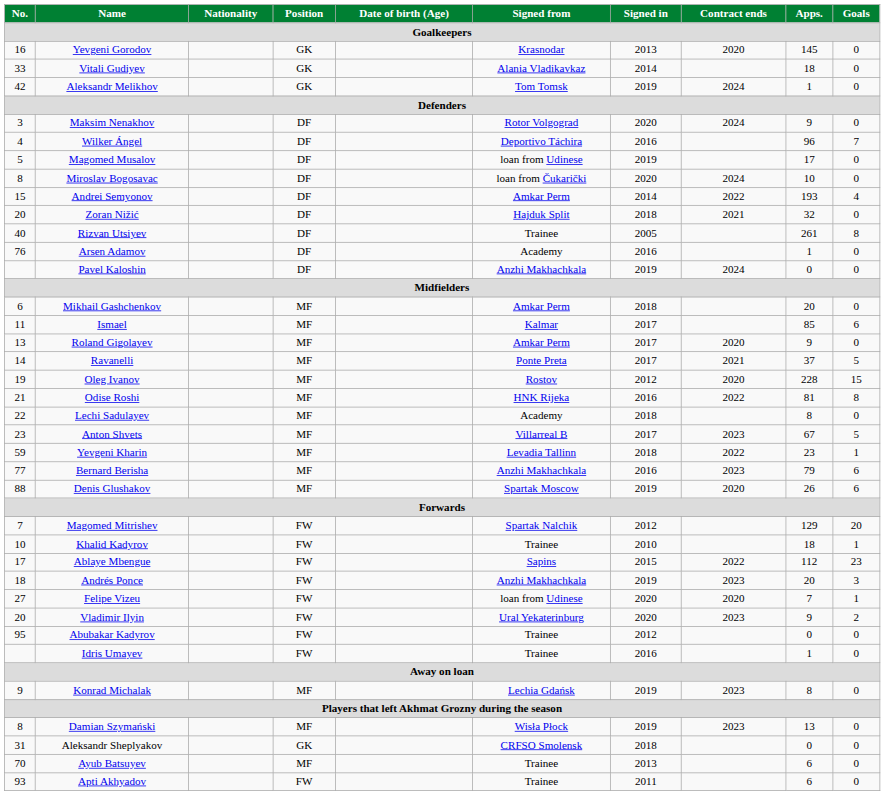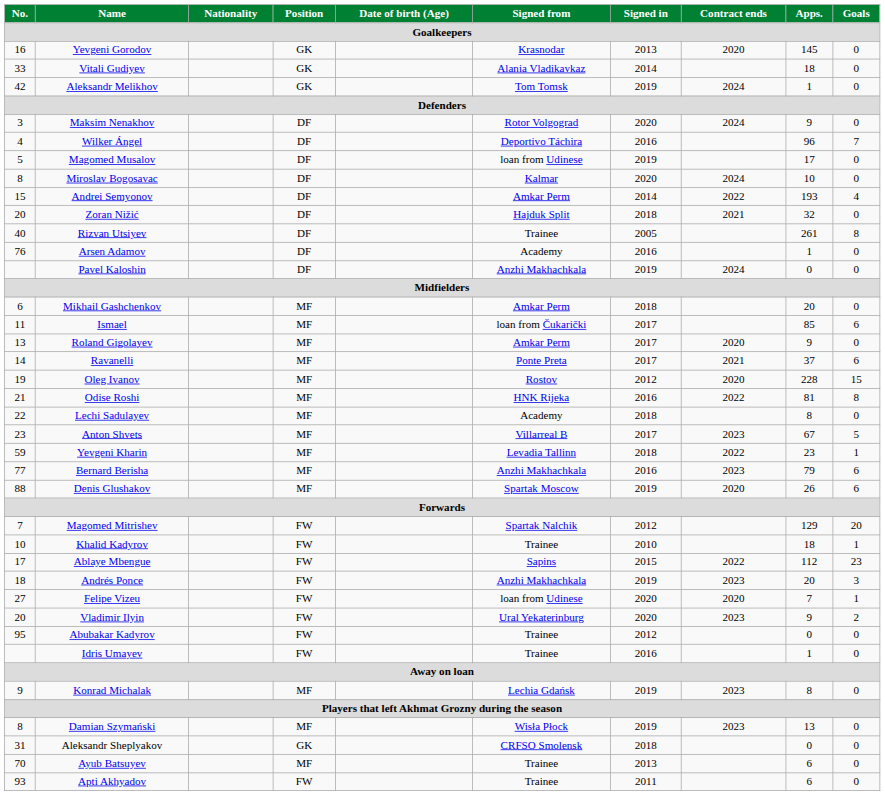(541, 178) loan from Čukarički -> (541, 178) Kalmar
(541, 324) Kalmar -> (541, 324) loan from Čukarički
(856, 361) 5 -> (856, 361) 6
